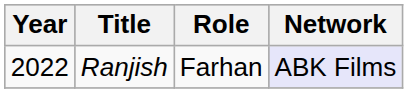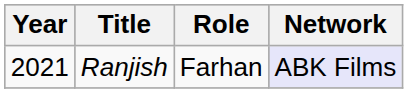(40, 66) 2022 -> (40, 66) 2021
